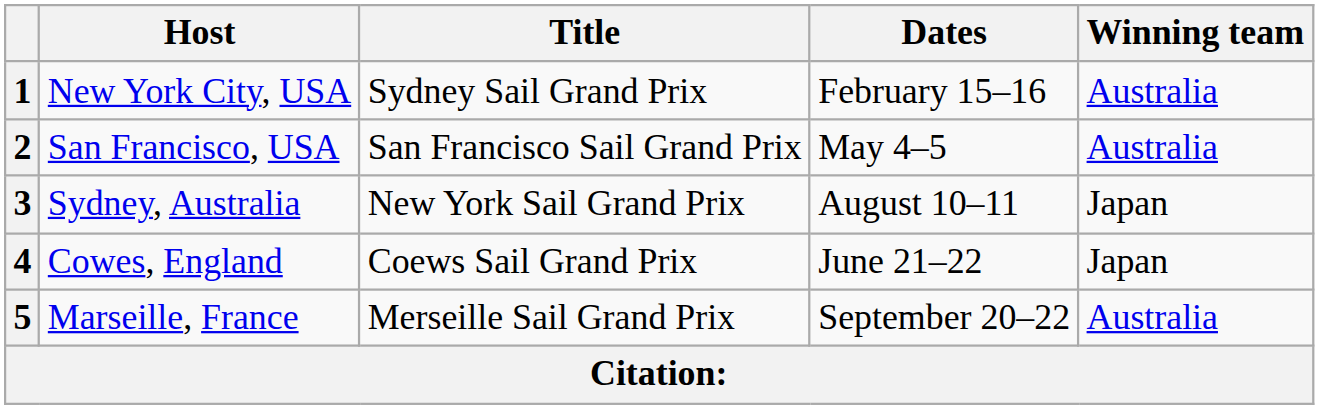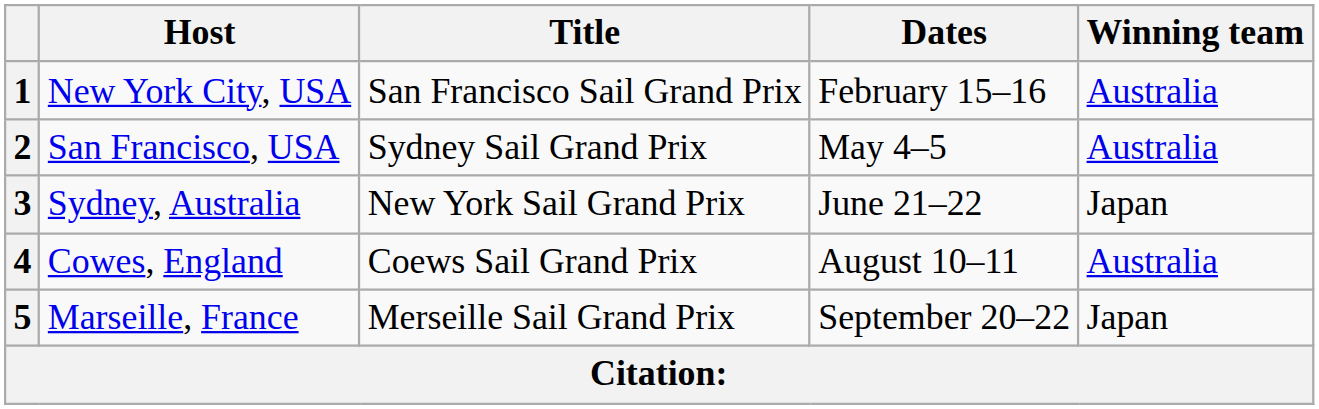(537, 89) Sydney Sail Grand Prix -> (585, 89) San Francisco Sail Grand Prix
(585, 146) San Francisco Sail Grand Prix -> (537, 146) Sydney Sail Grand Prix
(919, 203) August 10–11 -> (900, 203) June 21–22
(900, 260) June 21–22 -> (919, 260) August 10–11
(1127, 260) Japan -> (1152, 260) Australia
(1152, 317) Australia -> (1127, 317) Japan
